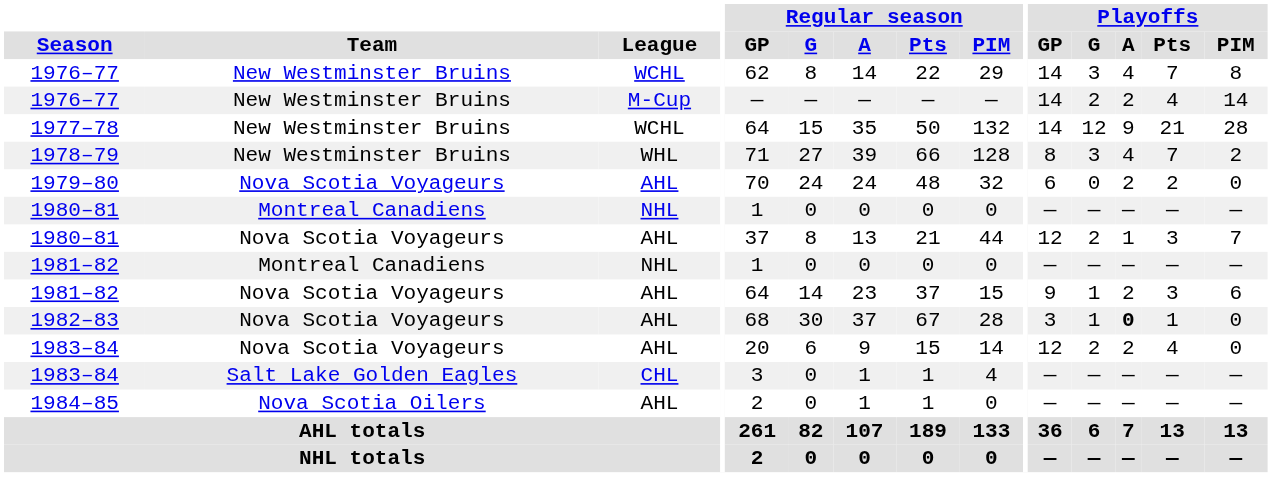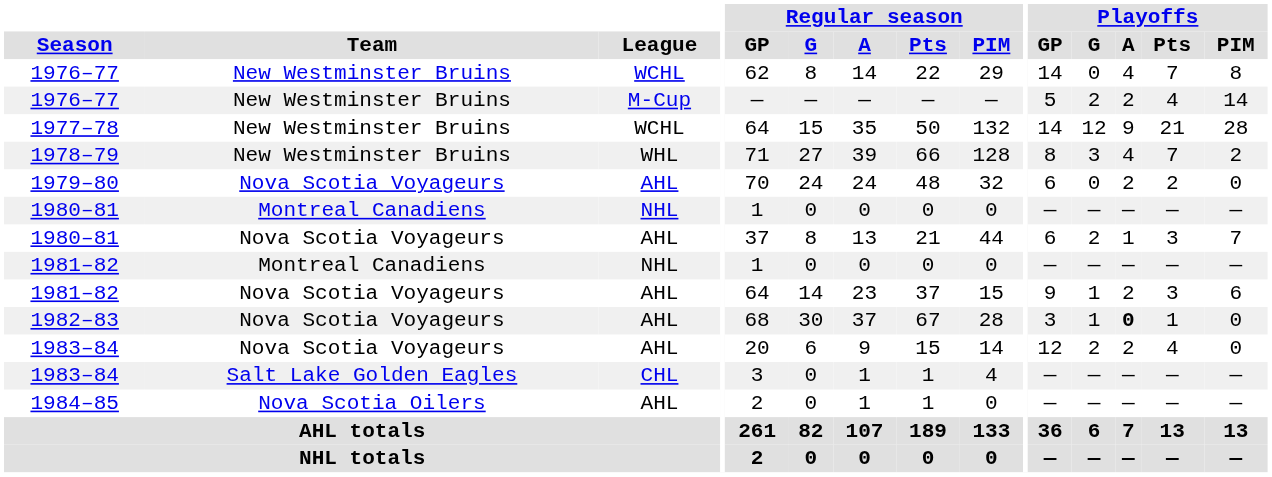(1094, 73) 3 -> (1094, 73) 0
(1050, 100) 14 -> (1050, 100) 5
(1050, 238) 12 -> (1050, 238) 6
